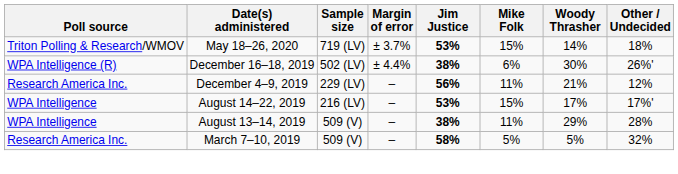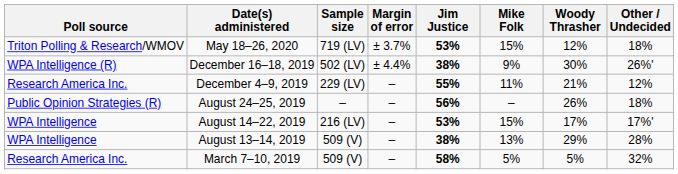(575, 46) 14% -> (575, 46) 12%
(511, 65) 6% -> (511, 65) 9%
(448, 84) 56% -> (448, 84) 55%
+ row: (252, 103)
(511, 122) 11% -> (511, 141) 13%
